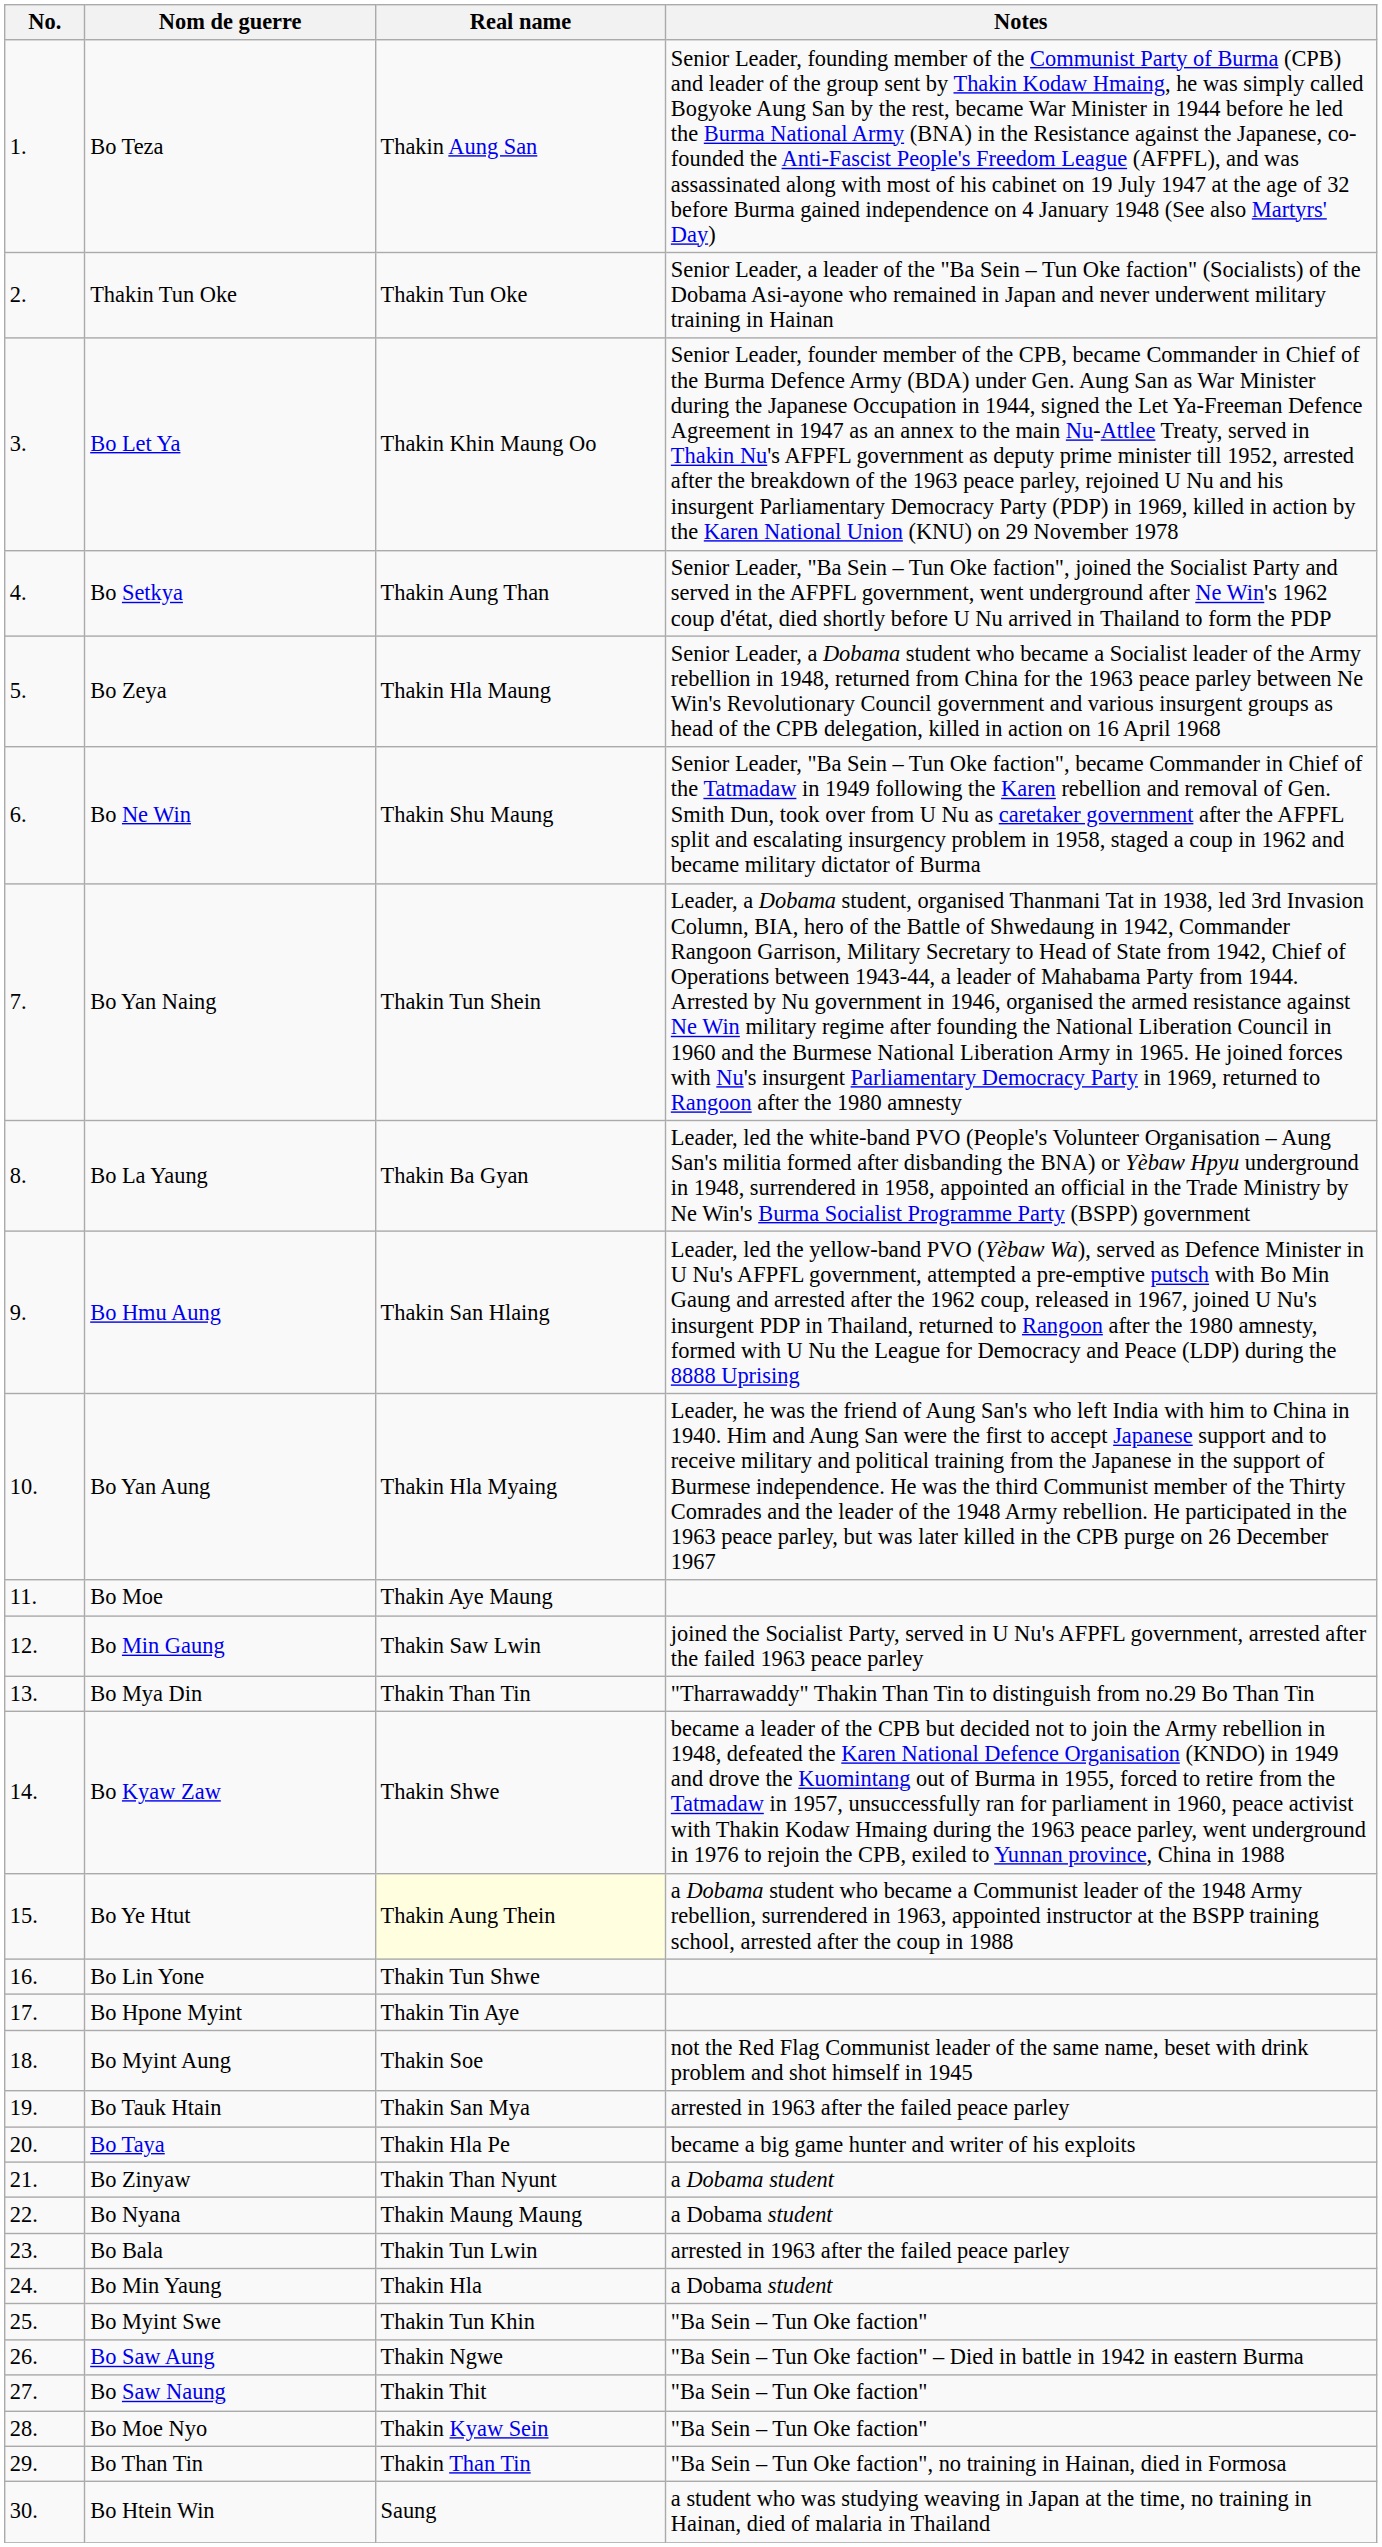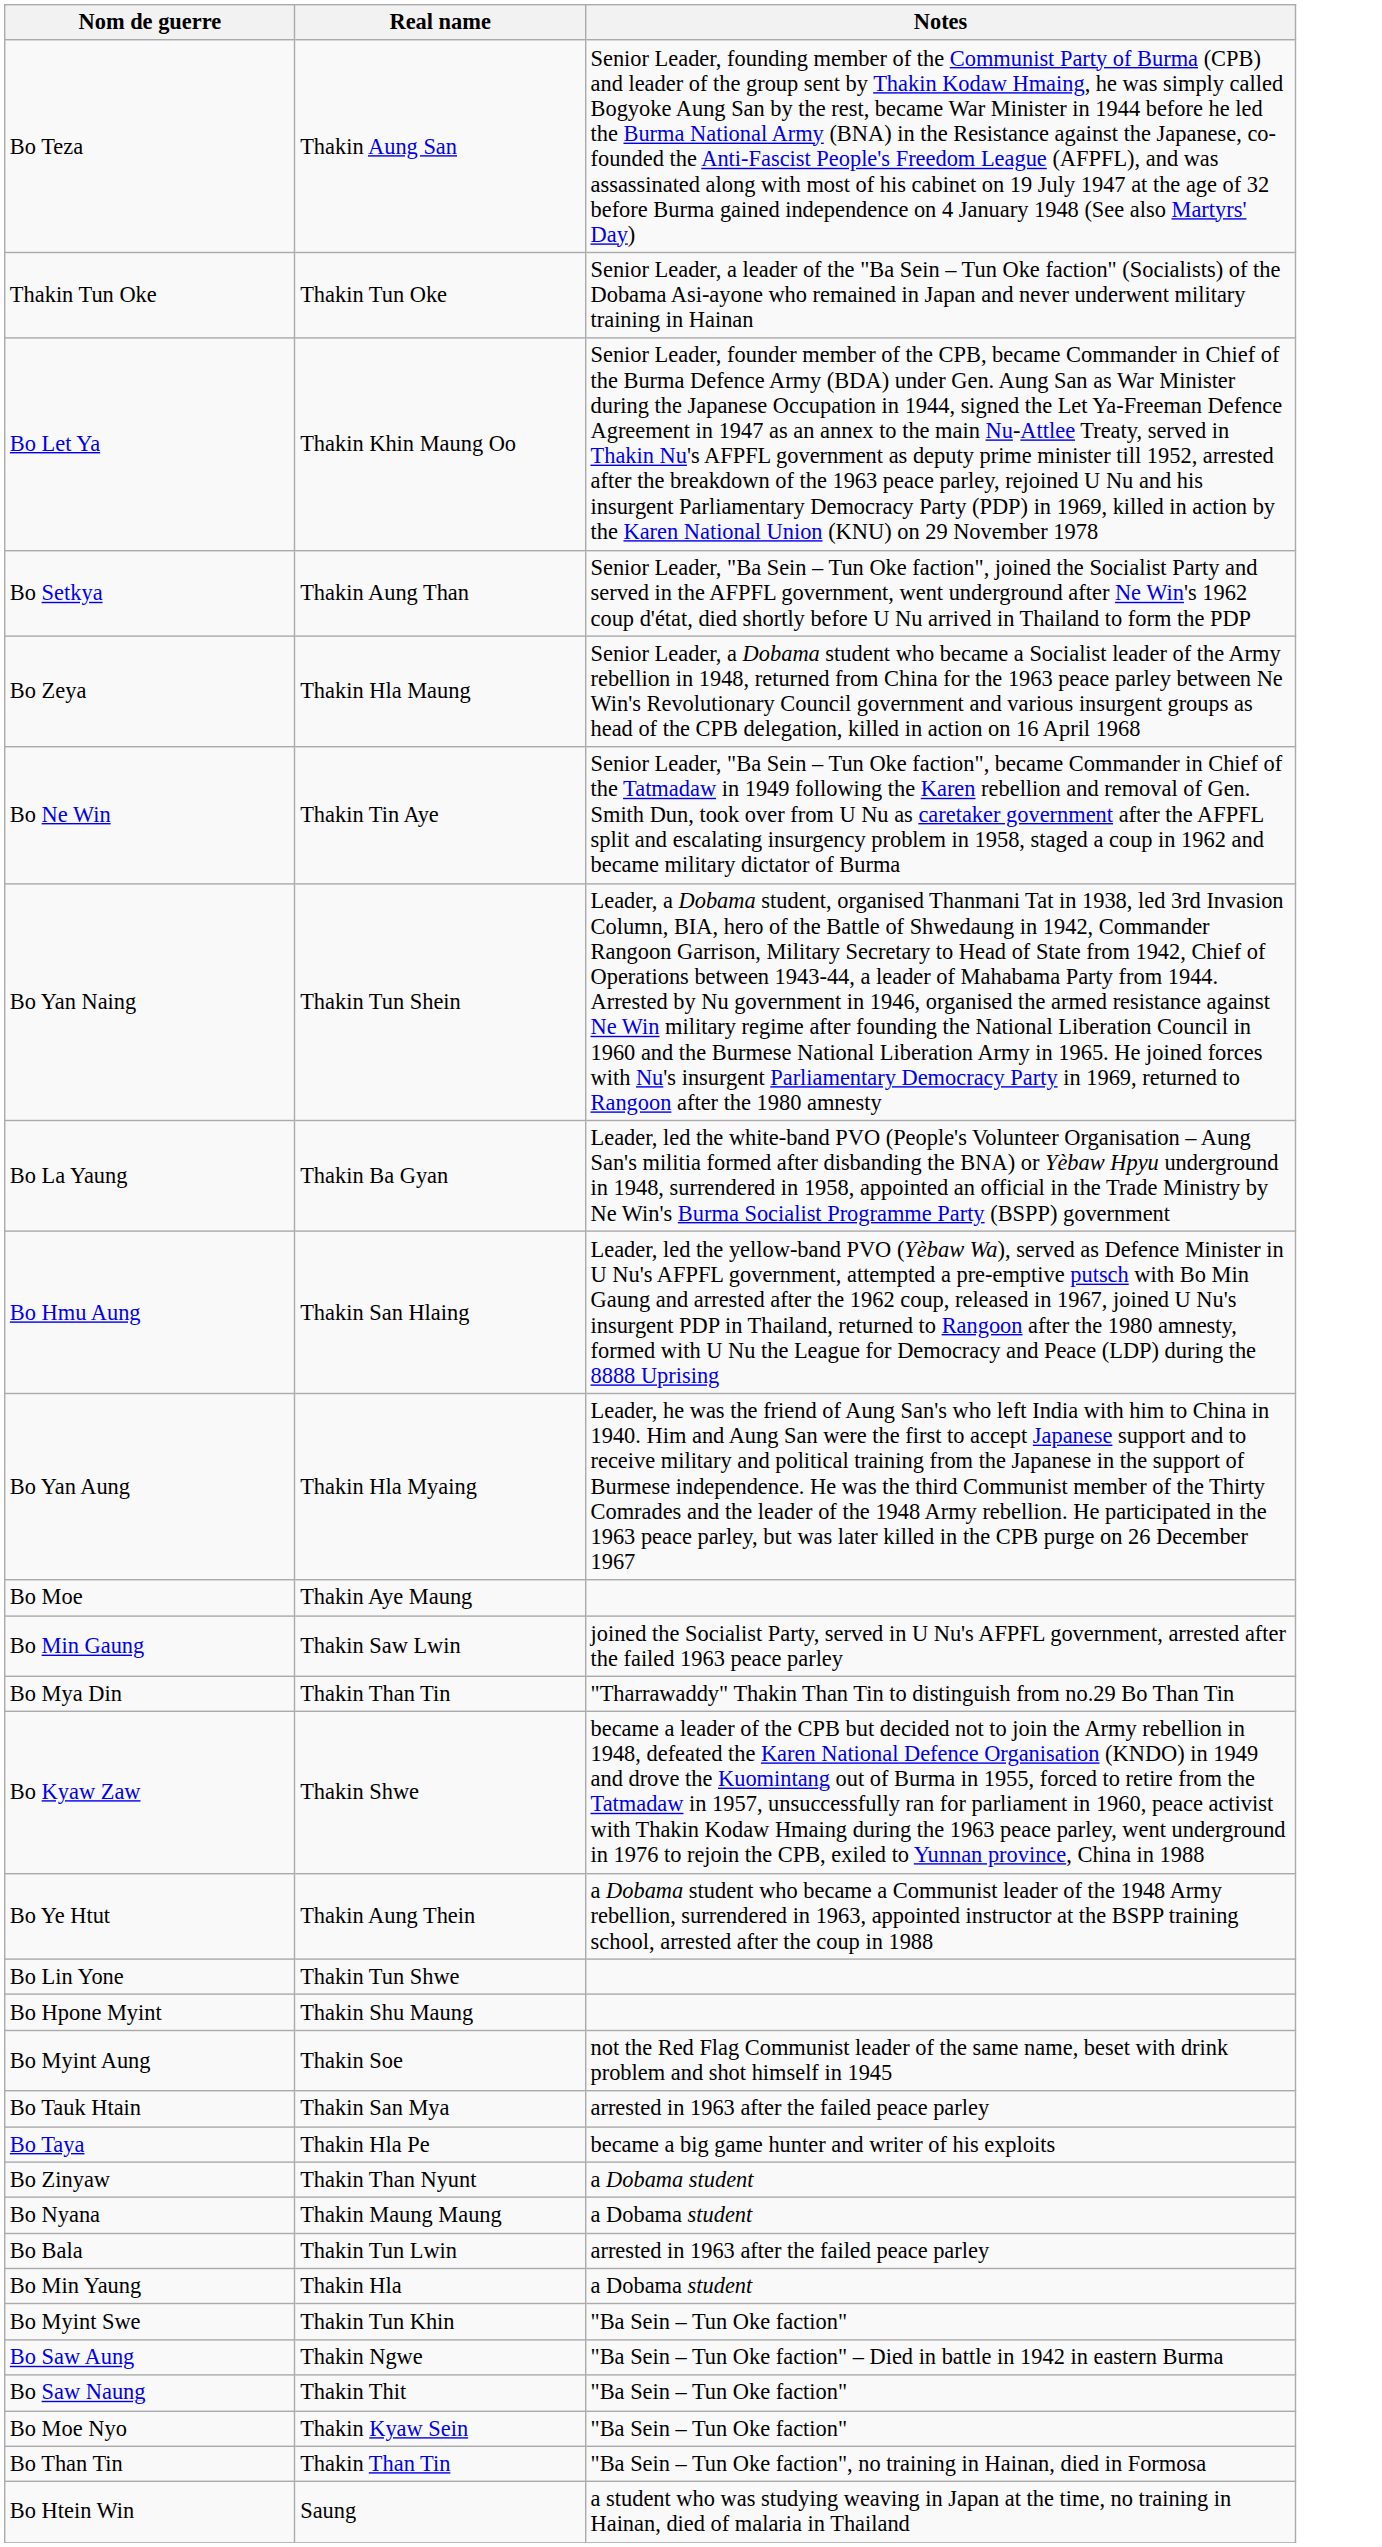- column: (45, 22)
(467, 815) Thakin Shu Maung -> (369, 815) Thakin Tin Aye
(468, 1915) lightyellow background -> (388, 1915) no background
(450, 2012) Thakin Tin Aye -> (387, 2012) Thakin Shu Maung
